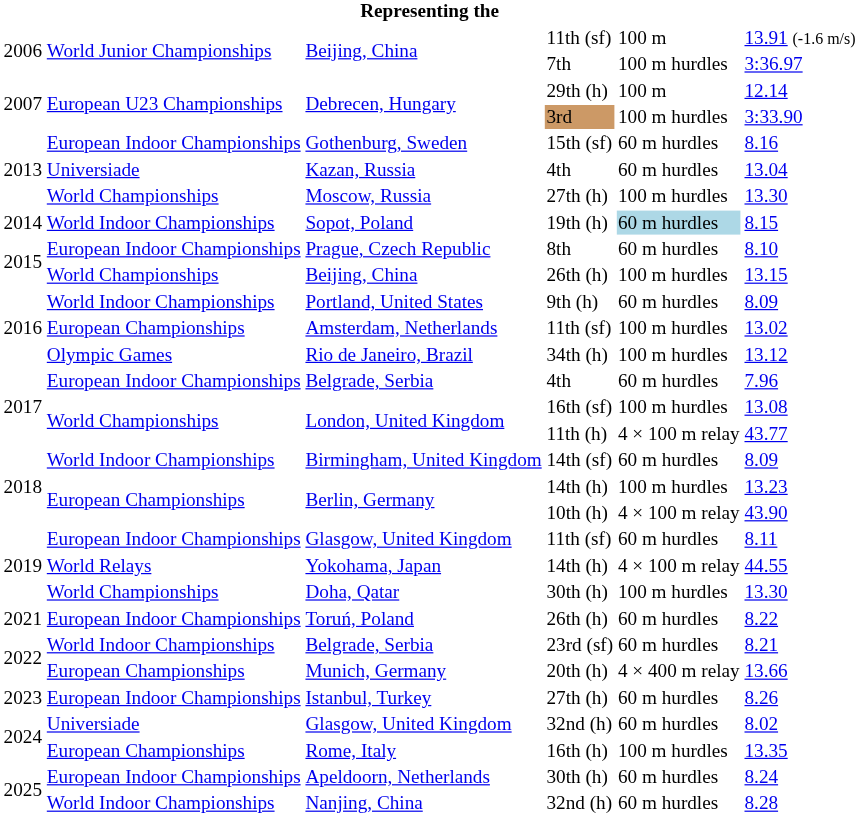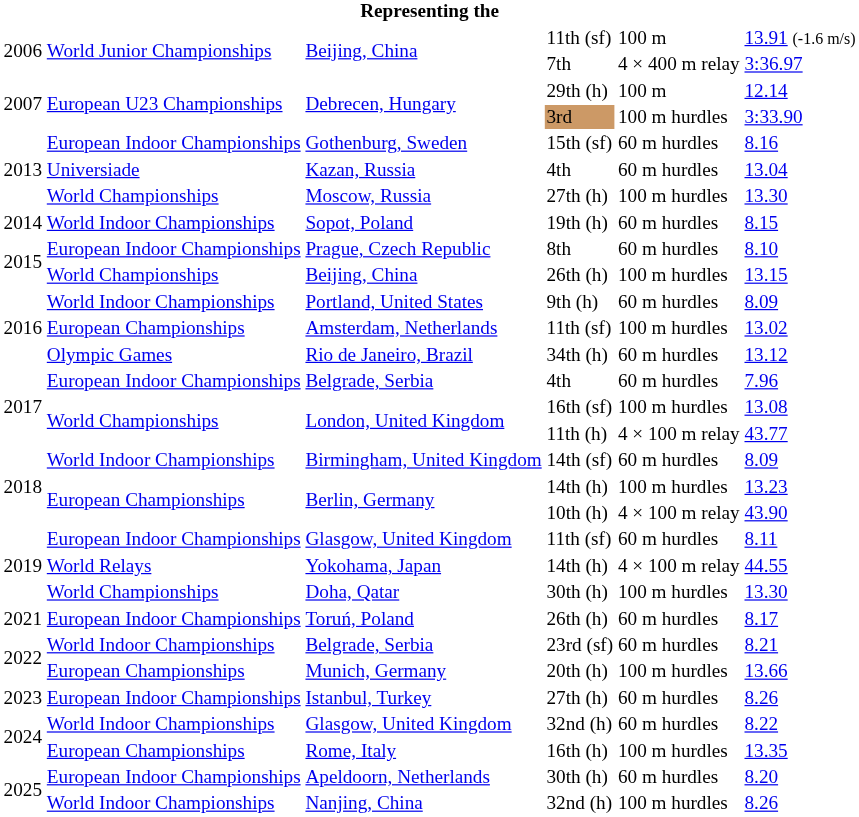(673, 64) 100 m hurdles -> (679, 64) 4 × 400 m relay
(668, 222) lightblue background -> (668, 222) no background
(673, 354) 100 m hurdles -> (668, 354) 60 m hurdles
(761, 618) 8.22 -> (761, 618) 8.17
(679, 671) 4 × 400 m relay -> (673, 671) 100 m hurdles
(93, 724) Universiade -> (161, 724) World Indoor Championships
(761, 724) 8.02 -> (761, 724) 8.22
(761, 776) 8.24 -> (761, 776) 8.20
(668, 803) 60 m hurdles -> (673, 803) 100 m hurdles
(761, 803) 8.28 -> (761, 803) 8.26
